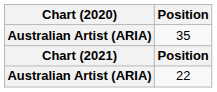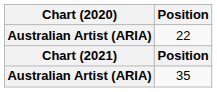rows swapped: (183, 76) <-> (183, 35)
